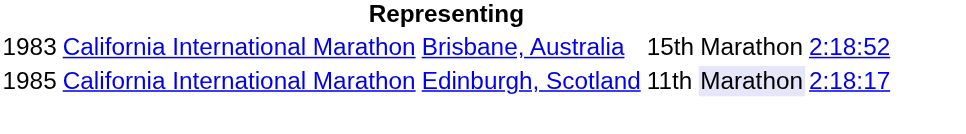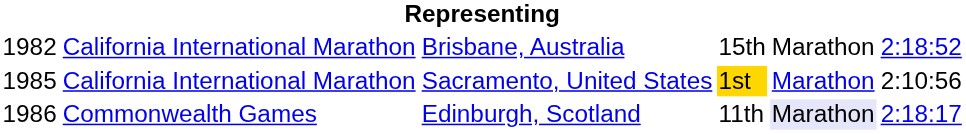(30, 47) 1983 -> (30, 47) 1982
+ row: (567, 80)
(30, 80) 1985 -> (30, 114) 1986
(239, 80) California International Marathon -> (190, 114) Commonwealth Games
